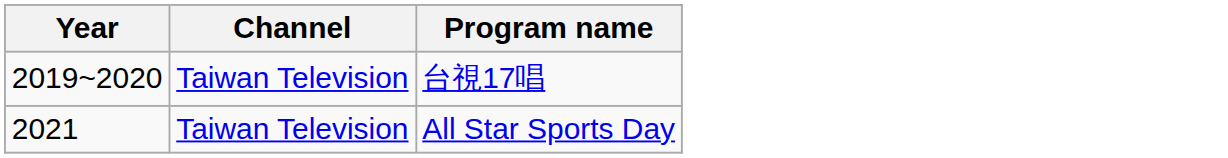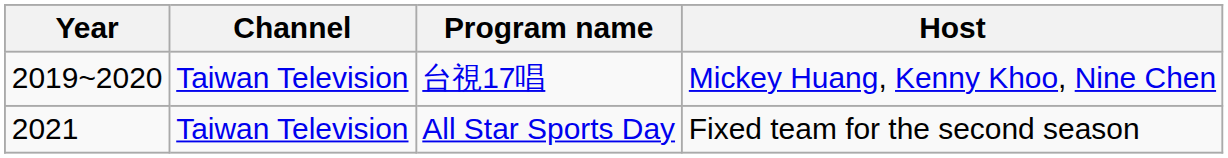+ column: (952, 28)
